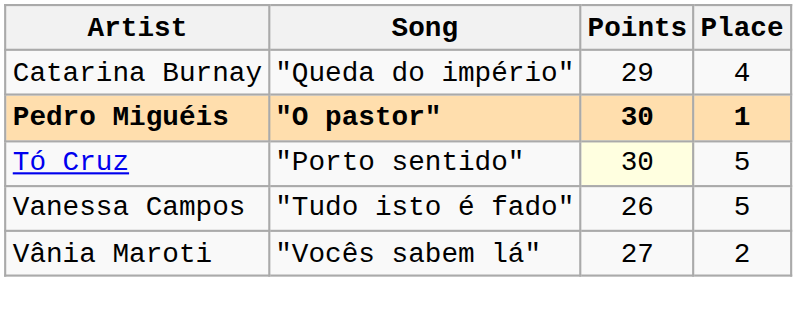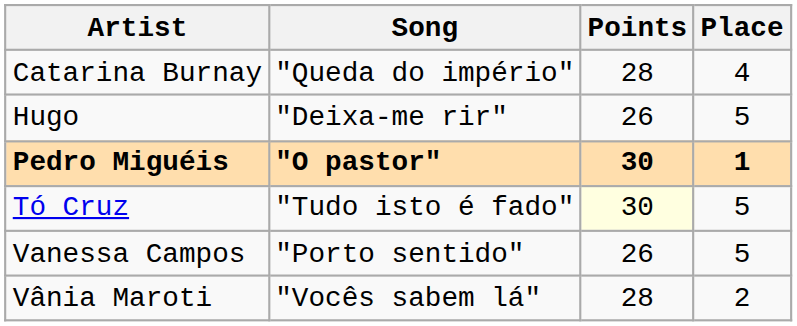(637, 73) 29 -> (637, 73) 28
+ row: (46, 118)
(400, 163) "Porto sentido" -> (425, 208) "Tudo isto é fado"
(425, 208) "Tudo isto é fado" -> (400, 253) "Porto sentido"
(637, 253) 27 -> (637, 298) 28
